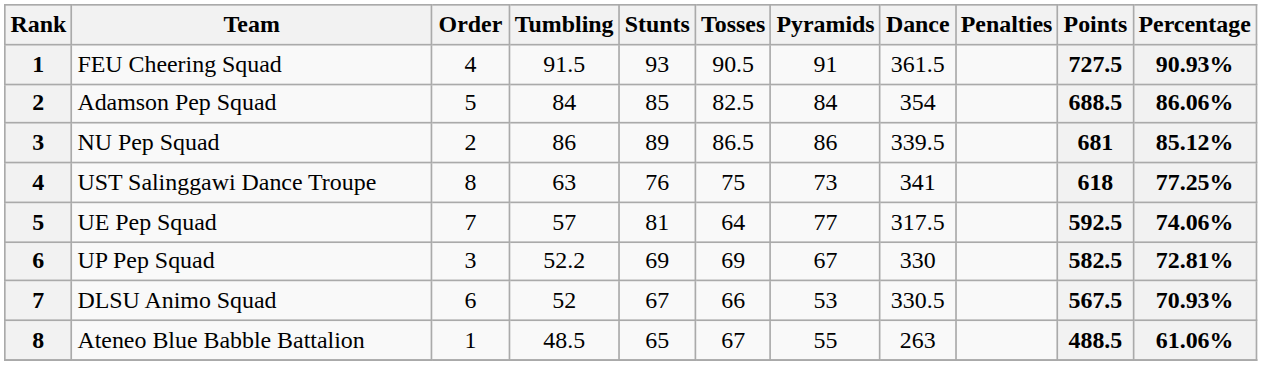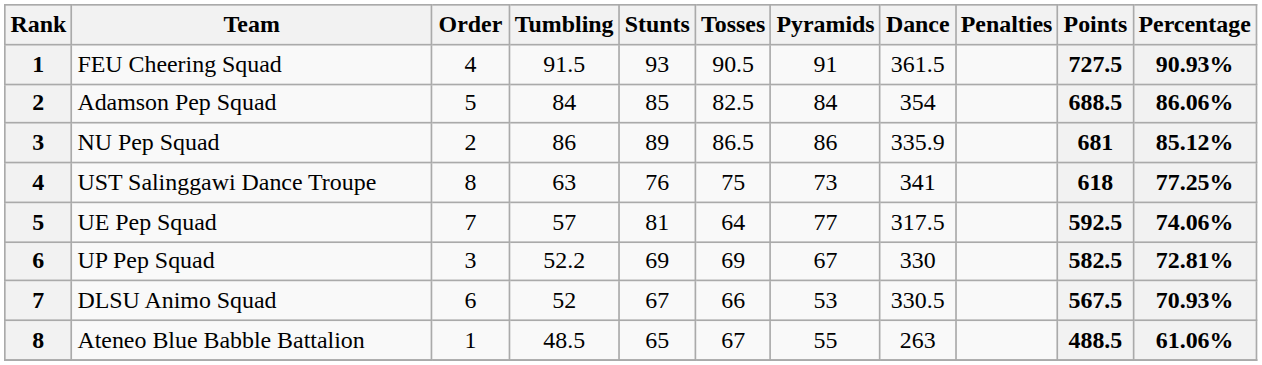(918, 142) 339.5 -> (918, 142) 335.9
